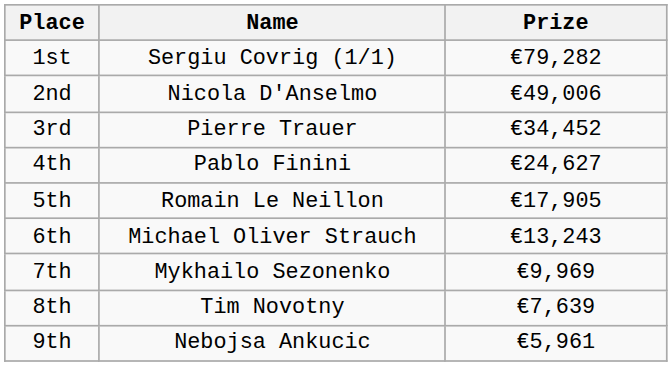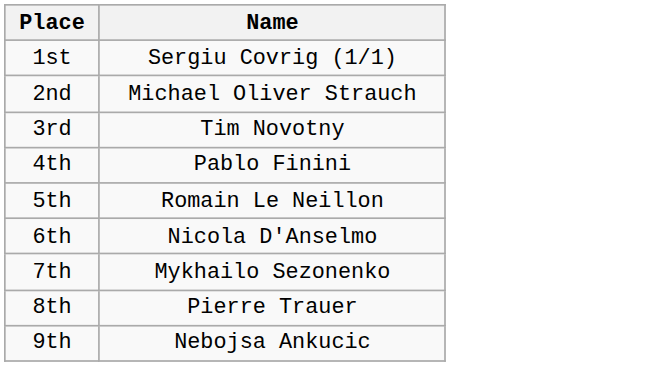- column: (556, 23)
(272, 94) Nicola D'Anselmo -> (272, 94) Michael Oliver Strauch
(272, 129) Pierre Trauer -> (272, 129) Tim Novotny
(272, 236) Michael Oliver Strauch -> (272, 236) Nicola D'Anselmo
(272, 307) Tim Novotny -> (272, 307) Pierre Trauer
